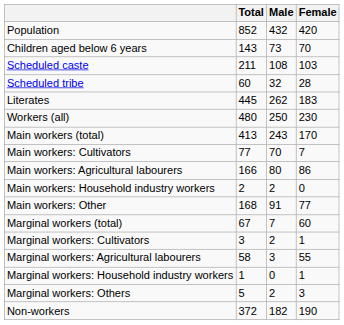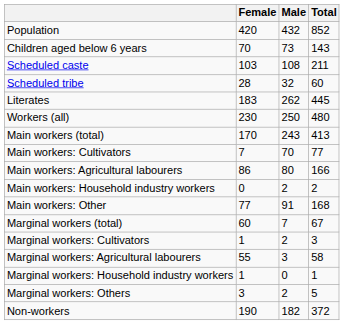columns swapped: (251, 13) <-> (318, 13)
